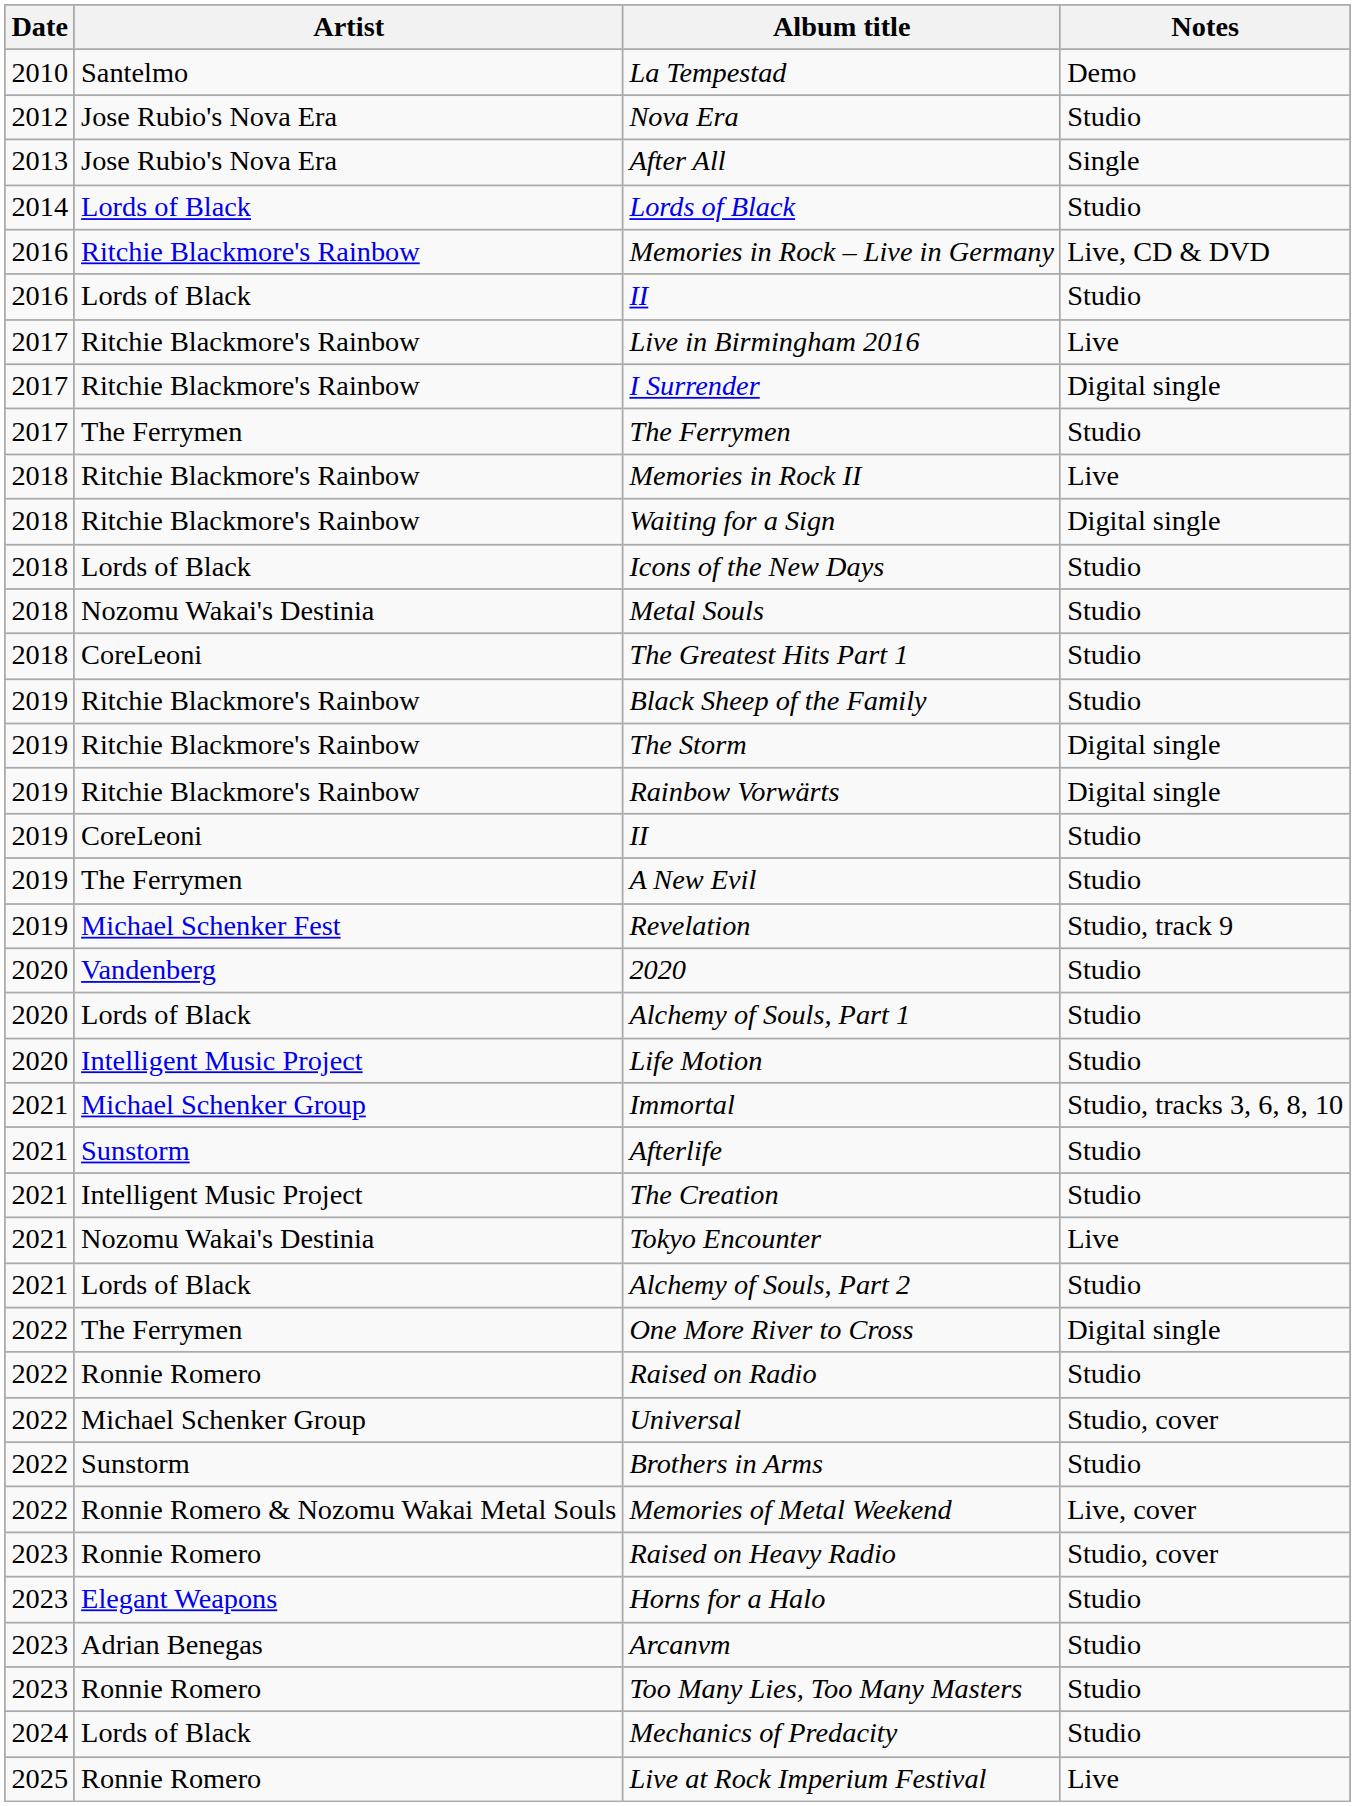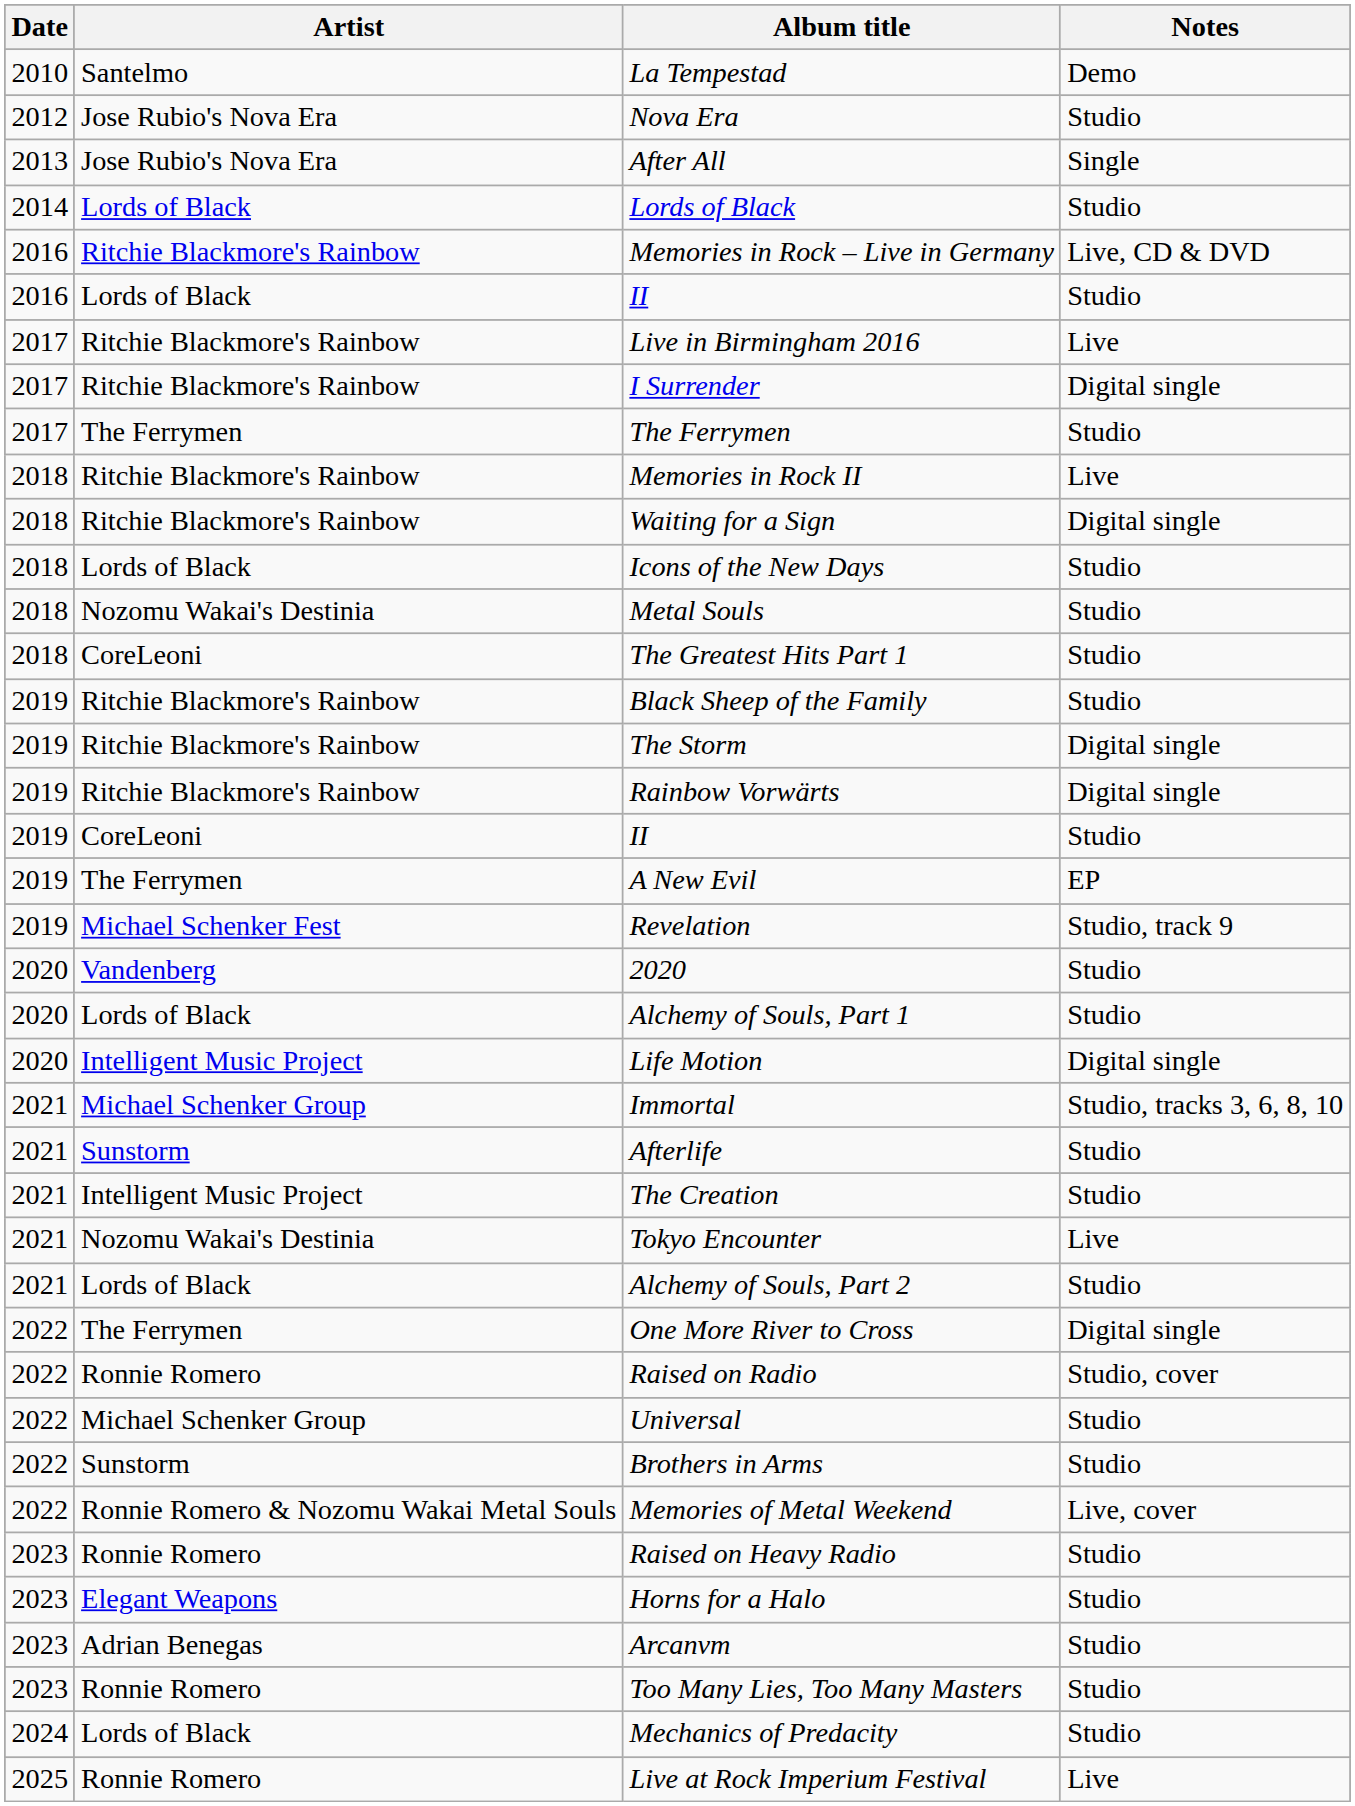(1104, 880) Studio -> (1084, 880) EP
(1104, 1059) Studio -> (1144, 1059) Digital single
(1104, 1374) Studio -> (1143, 1374) Studio, cover
(1143, 1419) Studio, cover -> (1104, 1419) Studio
(1143, 1554) Studio, cover -> (1104, 1554) Studio
